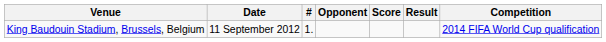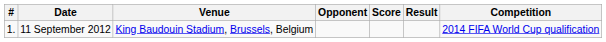columns swapped: (309, 12) <-> (106, 12)
